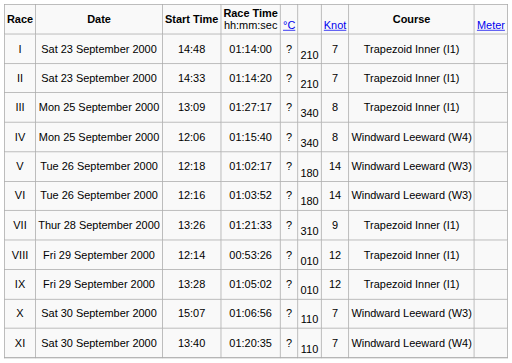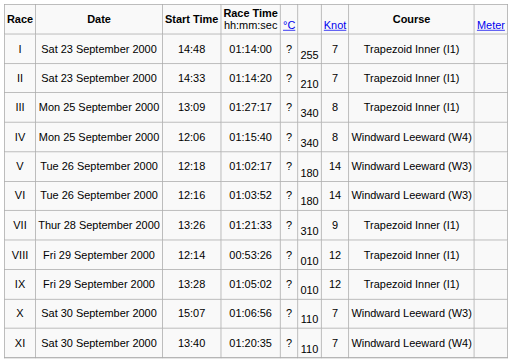(310, 55) 210 -> (310, 55) 255
